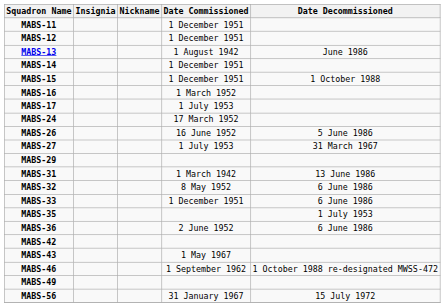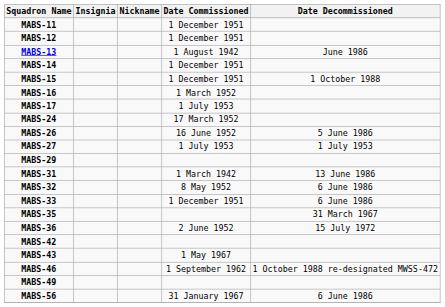(345, 147) 31 March 1967 -> (345, 147) 1 July 1953
(345, 214) 1 July 1953 -> (345, 214) 31 March 1967
(345, 228) 6 June 1986 -> (345, 228) 15 July 1972
(345, 296) 15 July 1972 -> (345, 296) 6 June 1986
